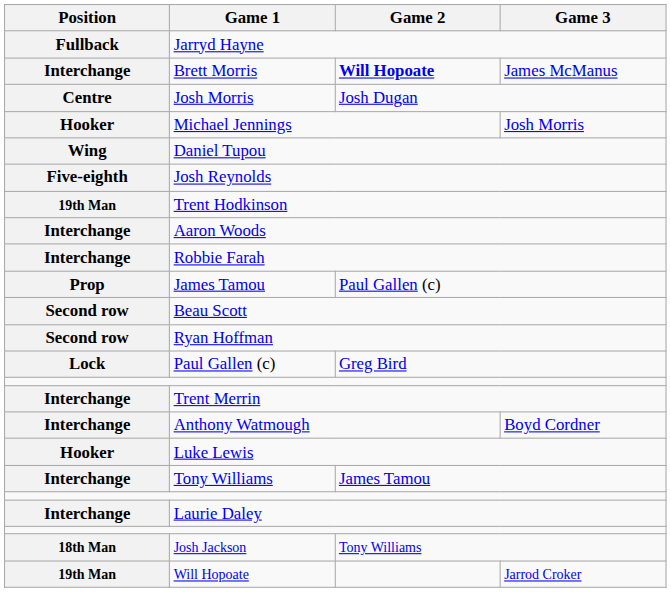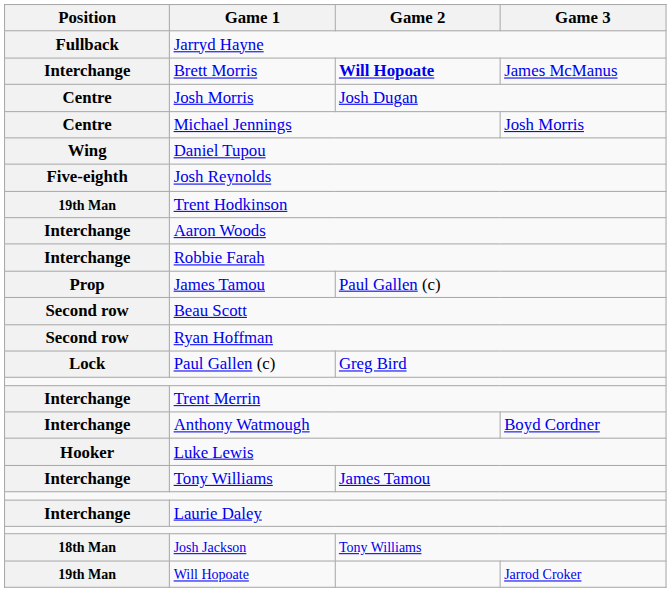(87, 124) Hooker -> (87, 124) Centre
